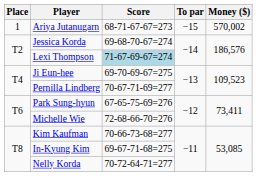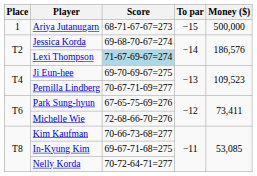(229, 27) 570,002 -> (229, 27) 500,000
